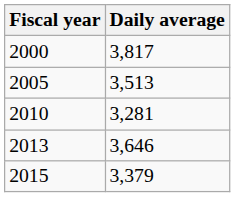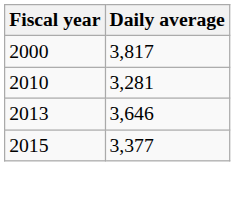- row: (29, 82)
(132, 176) 3,379 -> (132, 144) 3,377
